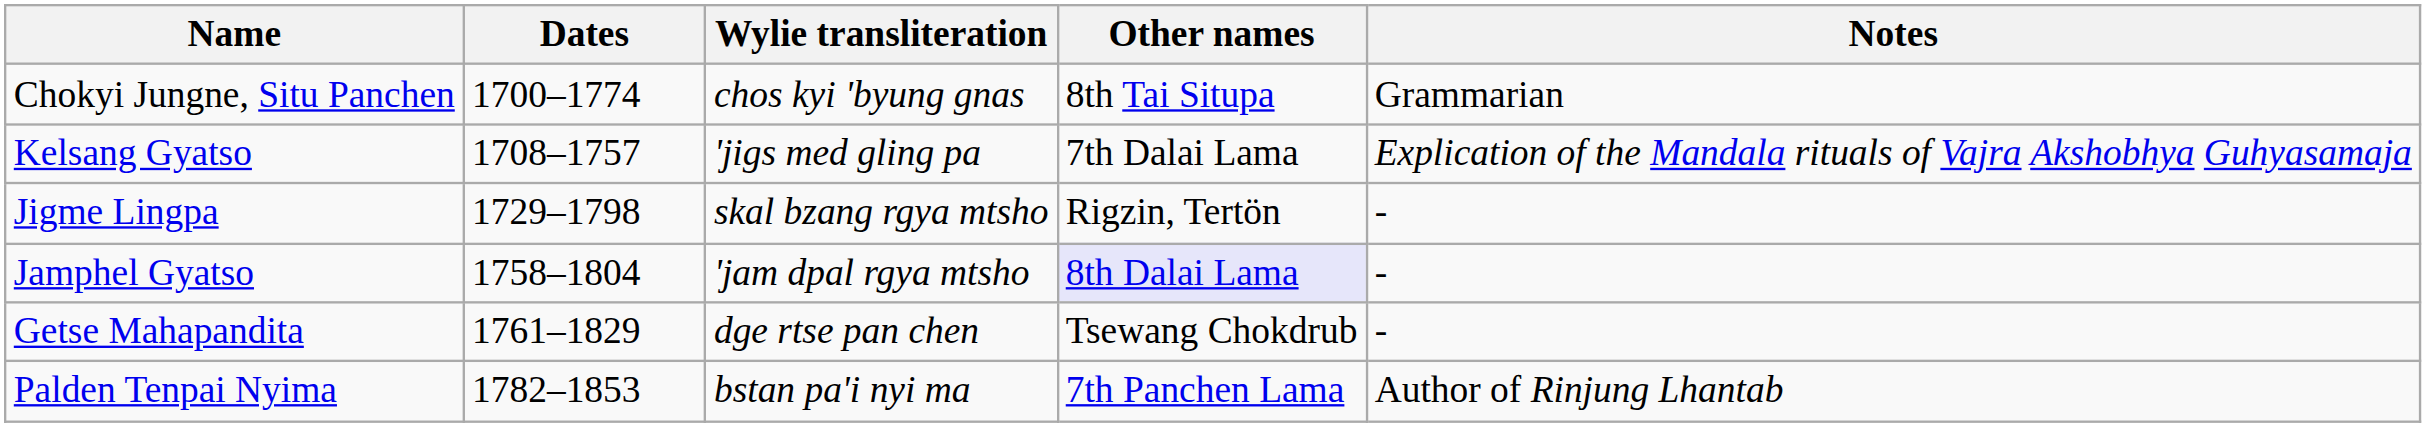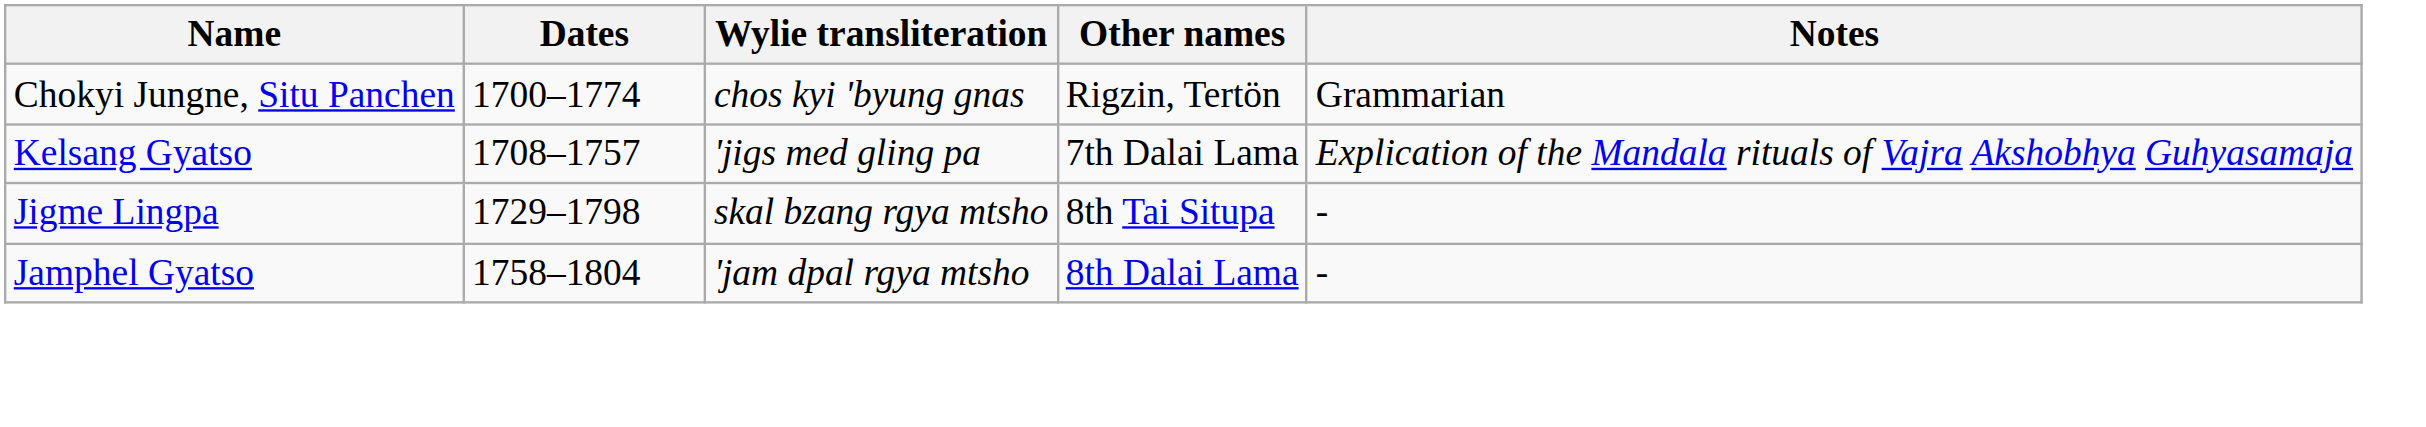(1170, 93) 8th Tai Situpa -> (1173, 93) Rigzin, Tertön
(1173, 212) Rigzin, Tertön -> (1170, 212) 8th Tai Situpa
(1182, 271) lavender background -> (1182, 271) no background
- row: (159, 331)
- row: (175, 390)
